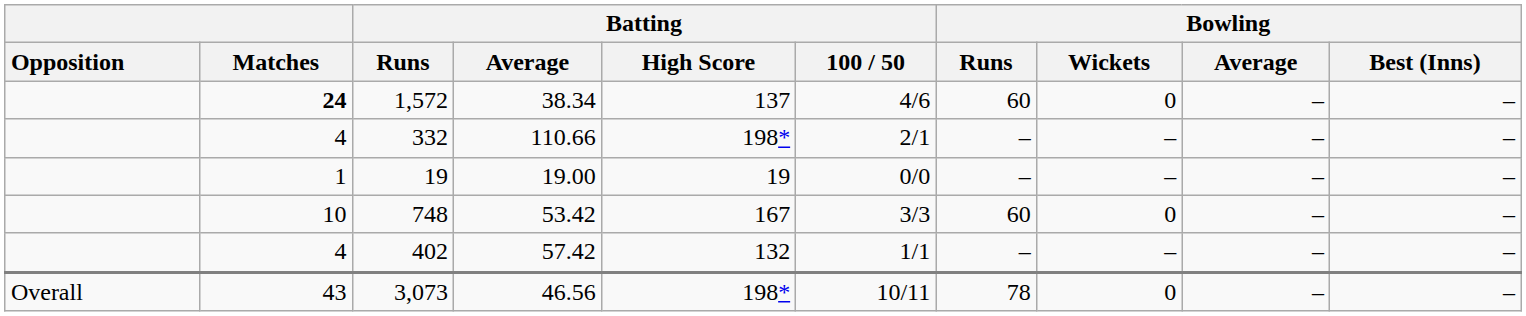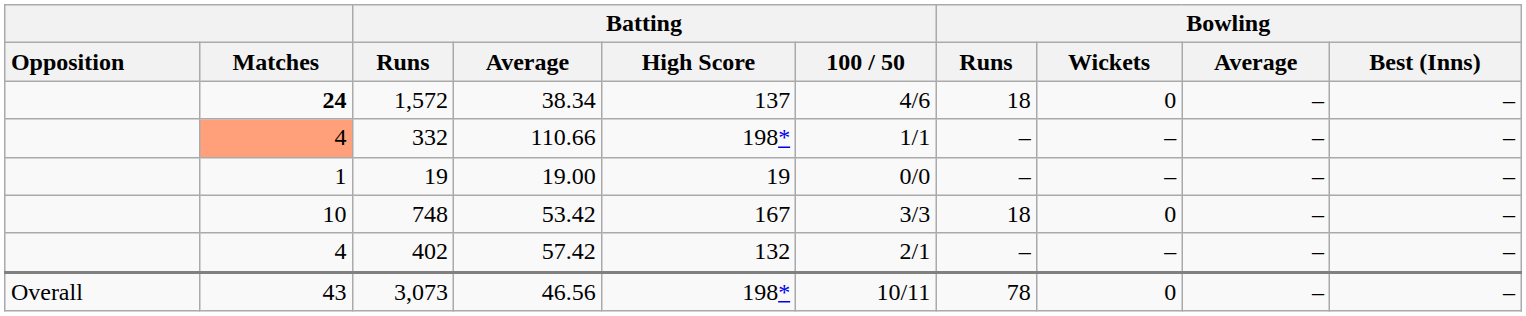(1019, 99) 60 -> (1019, 99) 18
(341, 137) no background -> (341, 137) lightsalmon background
(915, 137) 2/1 -> (915, 137) 1/1
(1019, 213) 60 -> (1019, 213) 18
(915, 251) 1/1 -> (915, 251) 2/1
